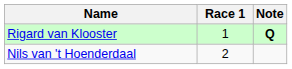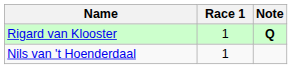(225, 53) 2 -> (225, 53) 1
